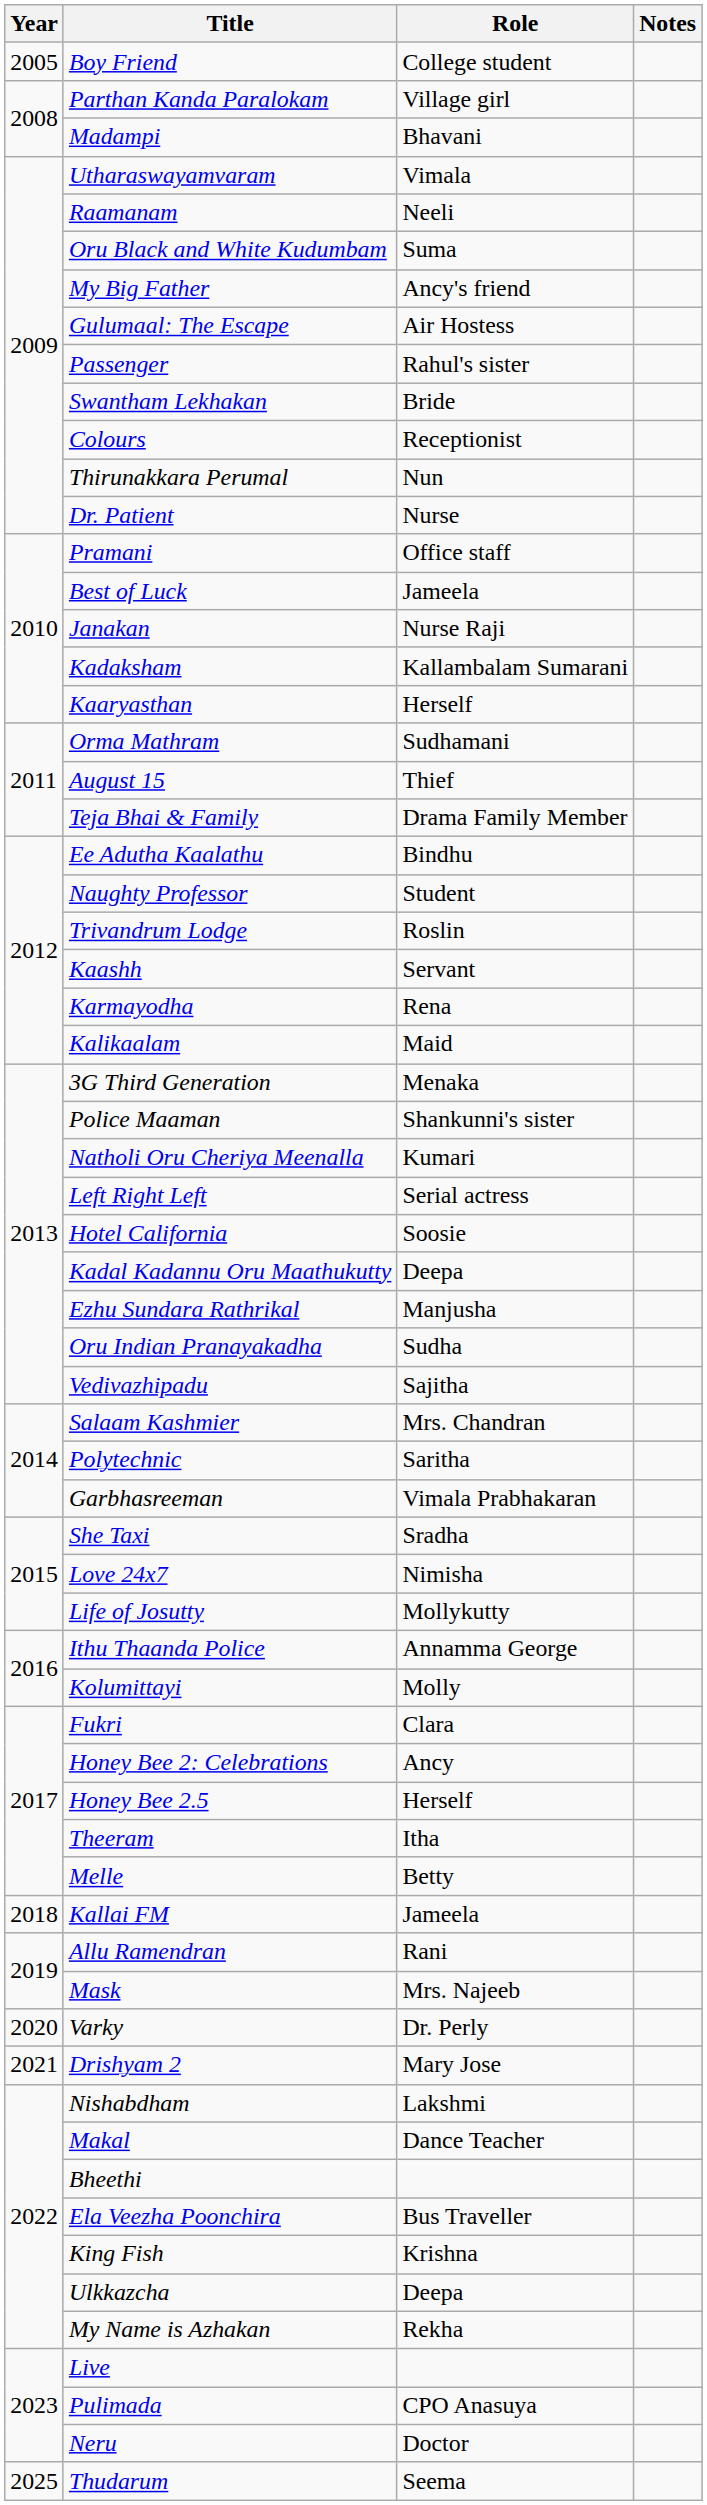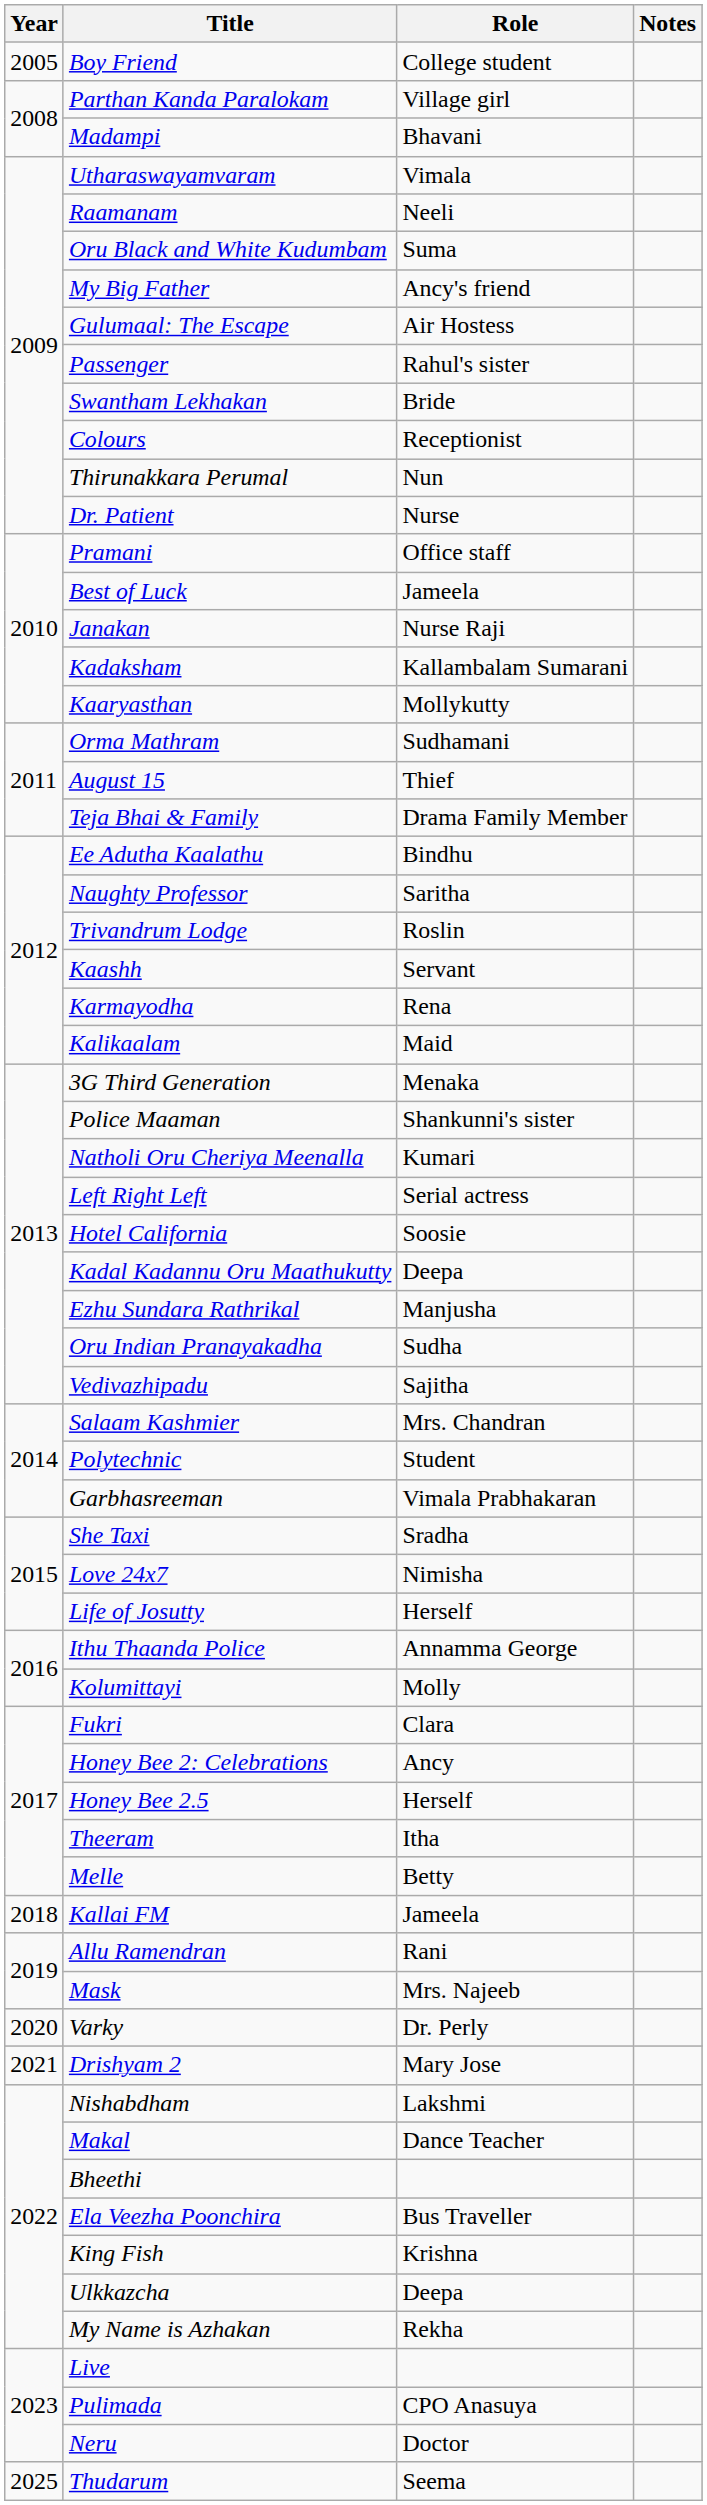(437, 703) Herself -> (456, 703) Mollykutty
(439, 893) Student -> (436, 893) Saritha
(436, 1460) Saritha -> (439, 1460) Student
(456, 1611) Mollykutty -> (437, 1611) Herself
